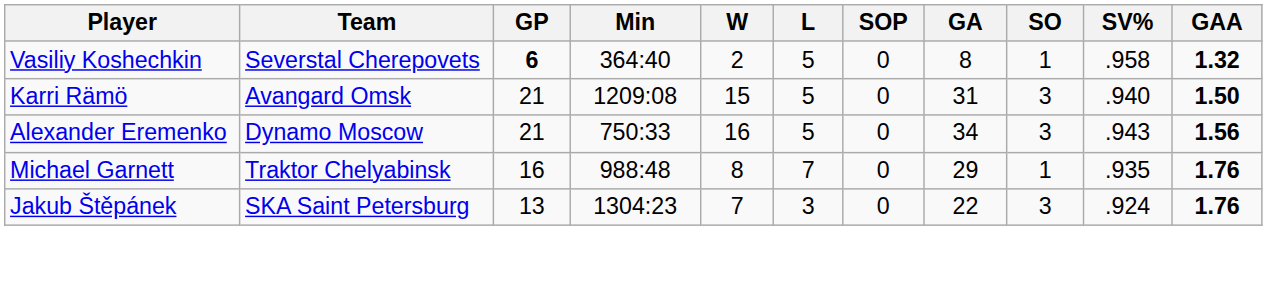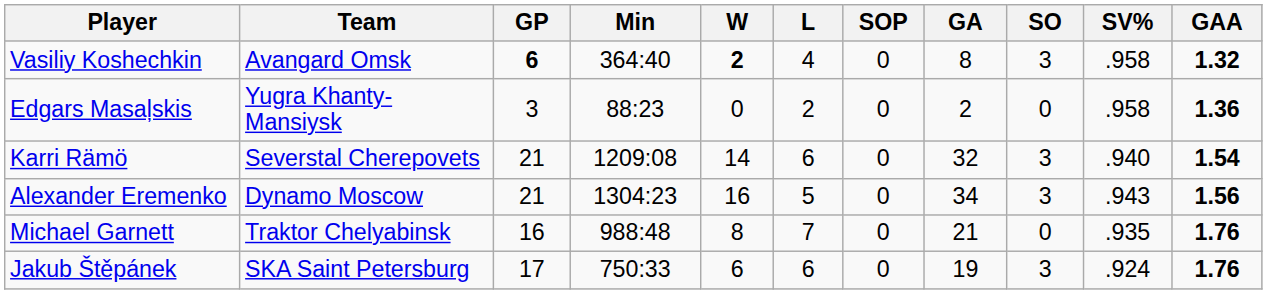(362, 59) Severstal Cherepovets -> (328, 59) Avangard Omsk
(737, 59) normal -> (737, 59) bold
(808, 59) 5 -> (808, 59) 4
(1045, 59) 1 -> (1045, 59) 3
+ row: (101, 109)
(328, 96) Avangard Omsk -> (362, 159) Severstal Cherepovets
(737, 96) 15 -> (737, 159) 14
(808, 96) 5 -> (808, 159) 6
(965, 96) 31 -> (965, 159) 32
(1217, 96) 1.50 -> (1217, 159) 1.54
(635, 133) 750:33 -> (635, 196) 1304:23
(965, 170) 29 -> (965, 232) 21
(1045, 170) 1 -> (1045, 232) 0
(532, 206) 13 -> (532, 269) 17
(635, 206) 1304:23 -> (635, 269) 750:33
(737, 206) 7 -> (737, 269) 6
(808, 206) 3 -> (808, 269) 6
(965, 206) 22 -> (965, 269) 19
